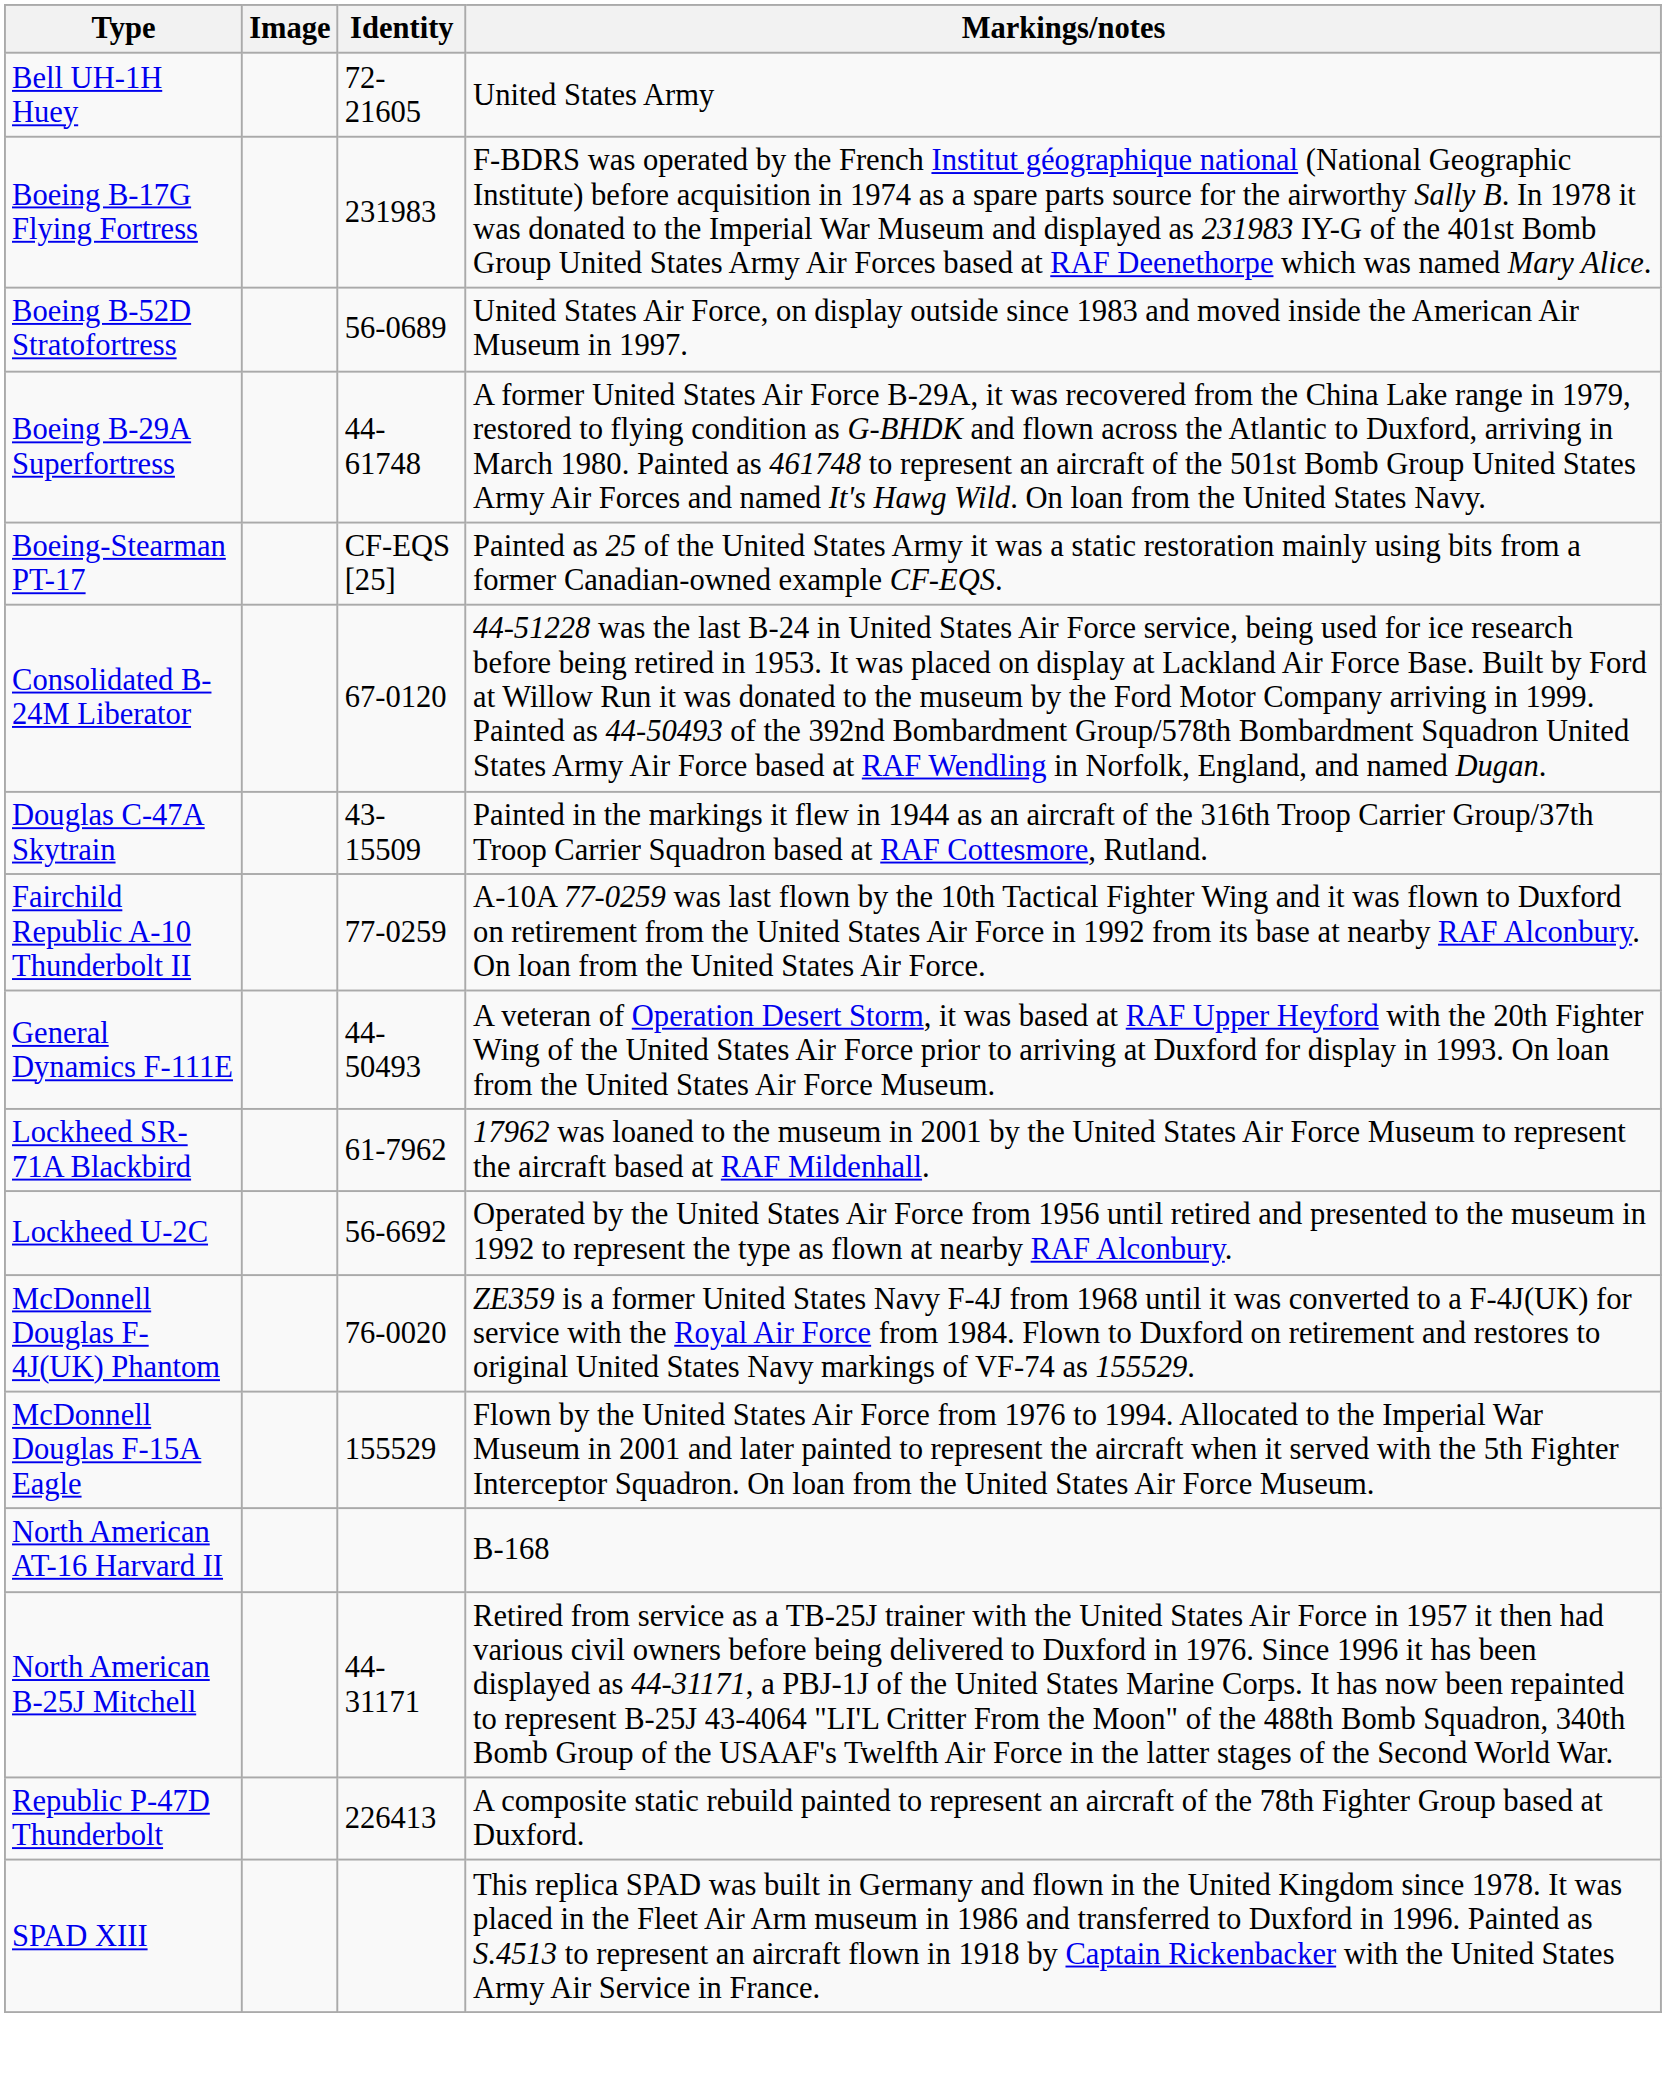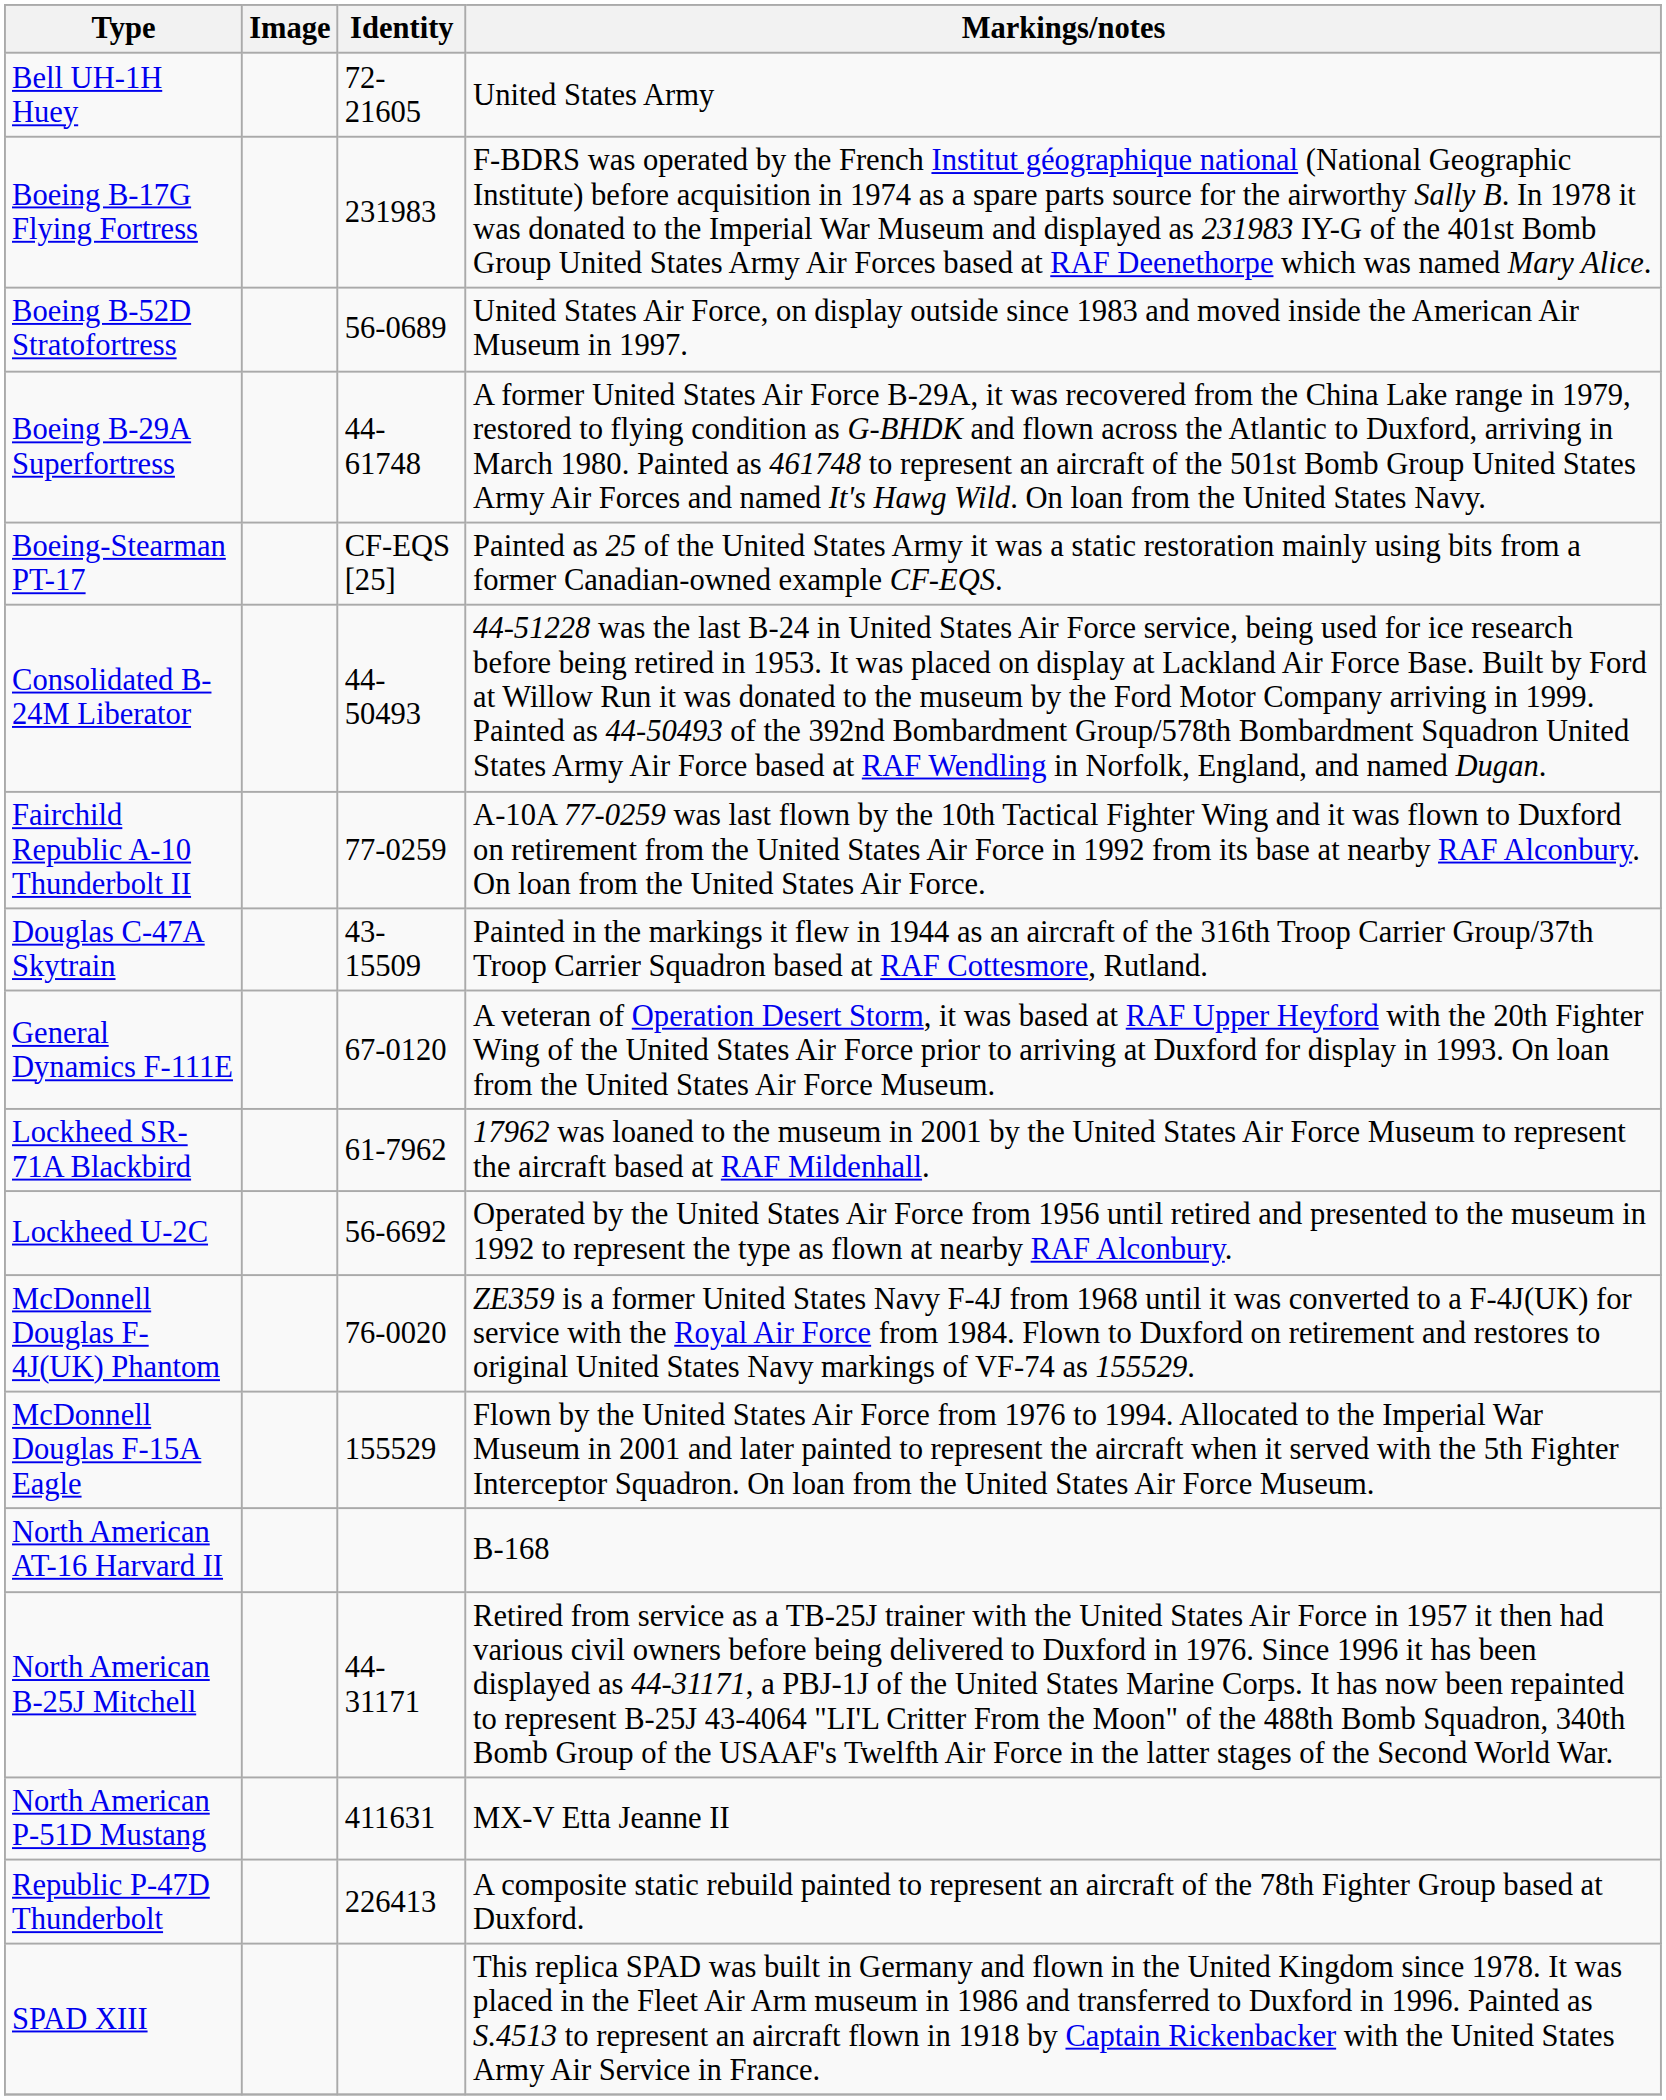(396, 697) 67-0120 -> (383, 697) 44-50493
rows swapped: (108, 832) <-> (102, 932)
(383, 1049) 44-50493 -> (396, 1049) 67-0120
+ row: (111, 1818)
